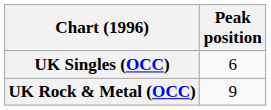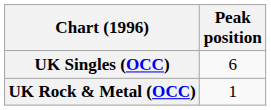(233, 91) 9 -> (233, 91) 1
